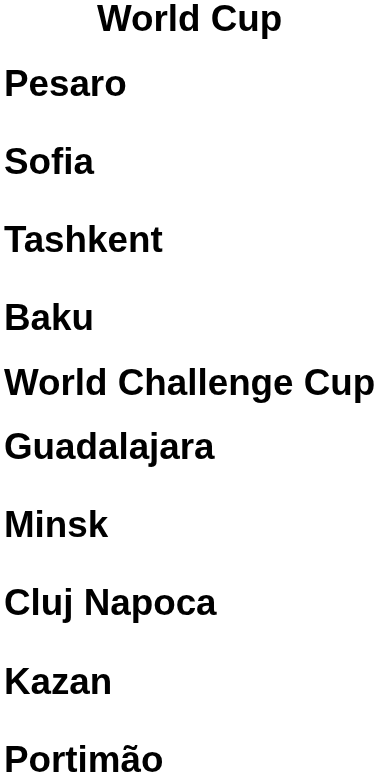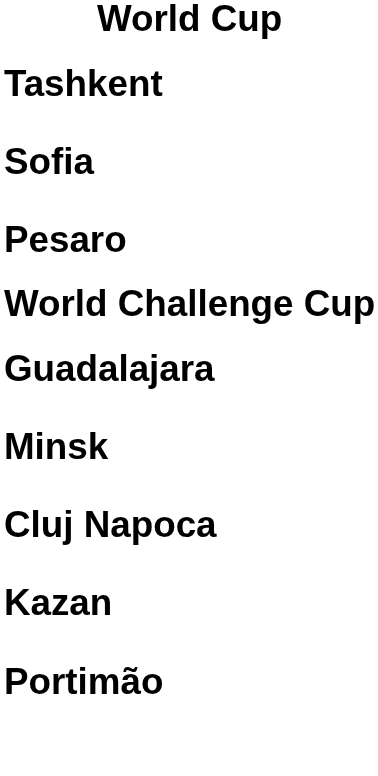rows swapped: (65, 83) <-> (83, 239)
- row: (49, 317)
